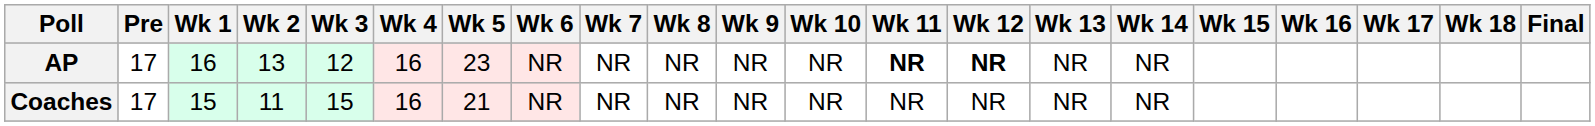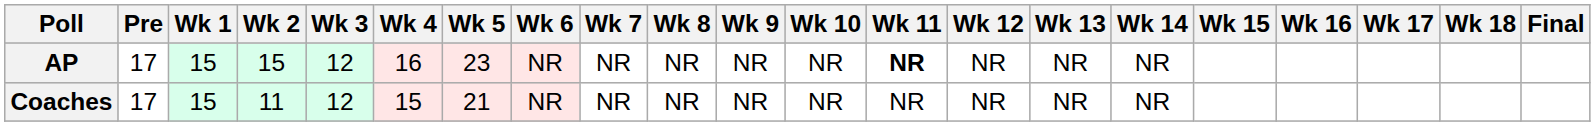(203, 62) 16 -> (203, 62) 15
(271, 62) 13 -> (271, 62) 15
(988, 62) bold -> (988, 62) normal
(340, 101) 15 -> (340, 101) 12
(408, 101) 16 -> (408, 101) 15
